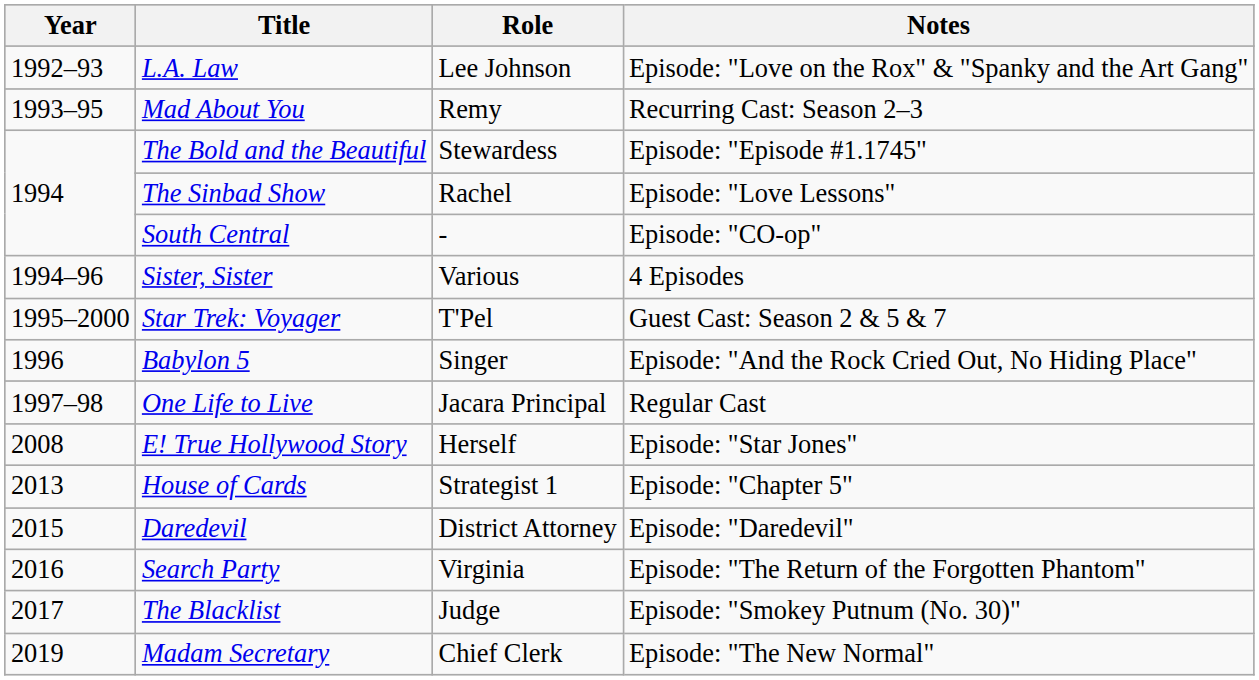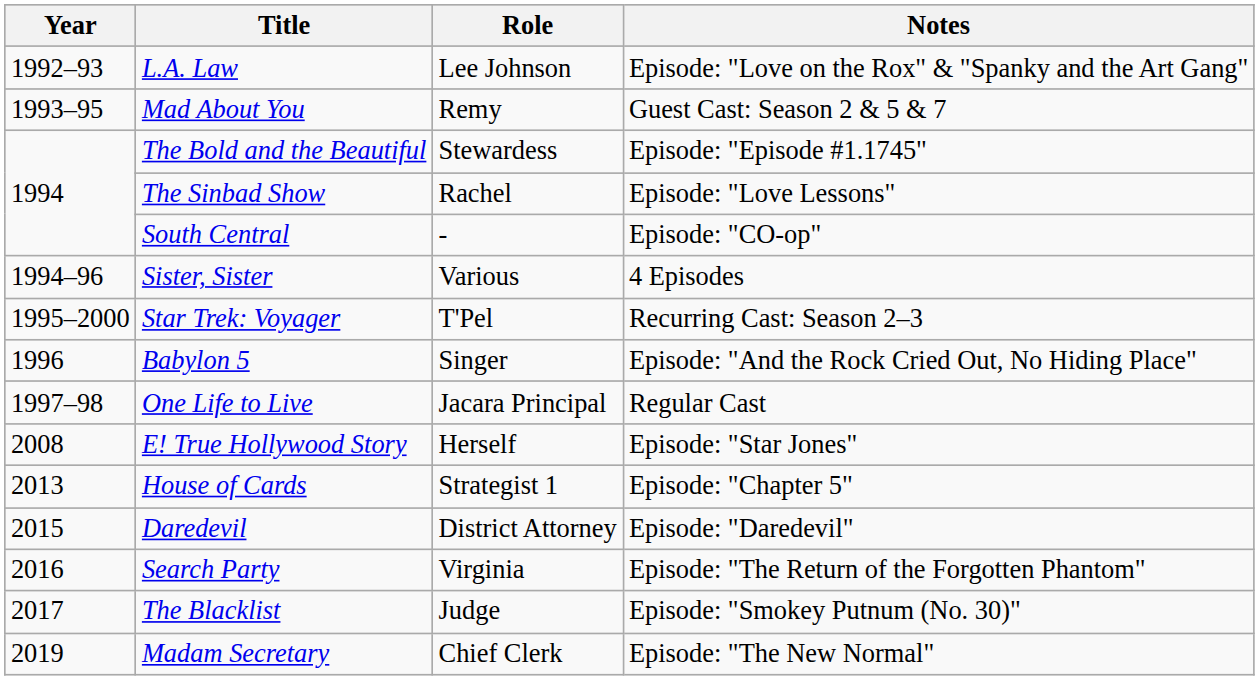(776, 109) Recurring Cast: Season 2–3 -> (788, 109) Guest Cast: Season 2 & 5 & 7
(788, 318) Guest Cast: Season 2 & 5 & 7 -> (776, 318) Recurring Cast: Season 2–3
